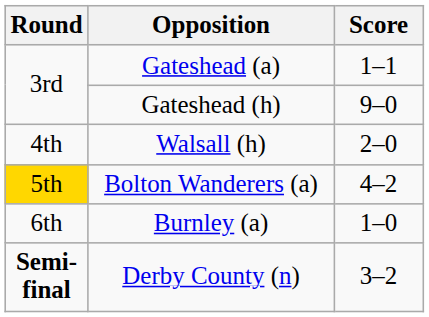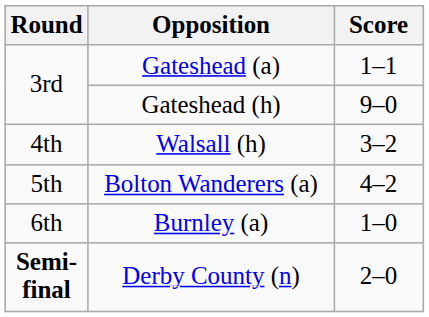(379, 144) 2–0 -> (379, 144) 3–2
(46, 183) gold background -> (46, 183) no background
(379, 276) 3–2 -> (379, 276) 2–0
